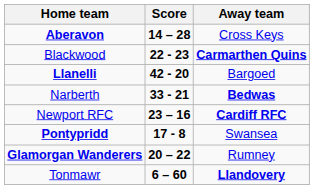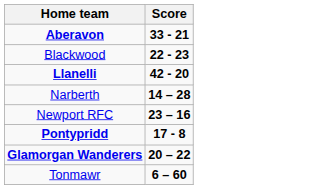- column: (251, 14)
(169, 34) 14 – 28 -> (169, 34) 33 - 21
(169, 94) 33 - 21 -> (169, 94) 14 – 28
